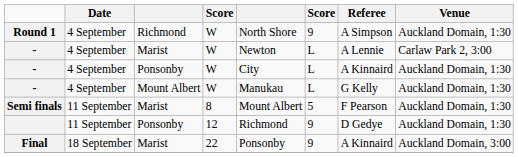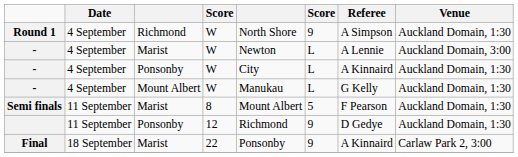(445, 50) Carlaw Park 2, 3:00 -> (455, 50) Auckland Domain, 3:00
(455, 143) Auckland Domain, 3:00 -> (445, 143) Carlaw Park 2, 3:00
